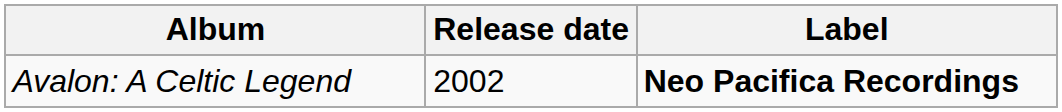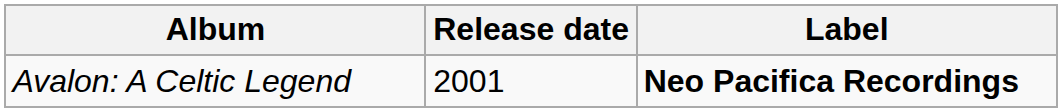(469, 80) 2002 -> (469, 80) 2001
